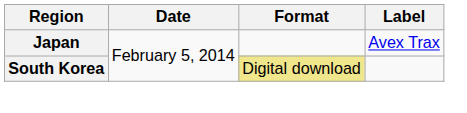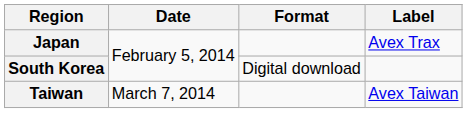(302, 68) khaki background -> (302, 68) no background
+ row: (56, 94)
